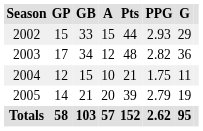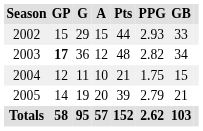columns swapped: (184, 14) <-> (86, 14)
(61, 55) normal -> (61, 55) bold
